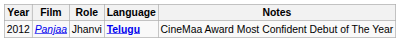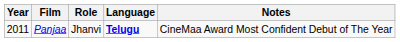(18, 29) 2012 -> (18, 29) 2011
